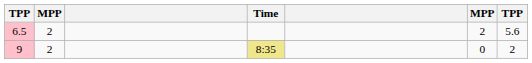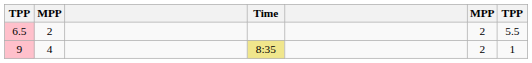(512, 31) 5.6 -> (512, 31) 5.5
(49, 49) 2 -> (49, 49) 4
(482, 49) 0 -> (482, 49) 2
(512, 49) 2 -> (512, 49) 1
